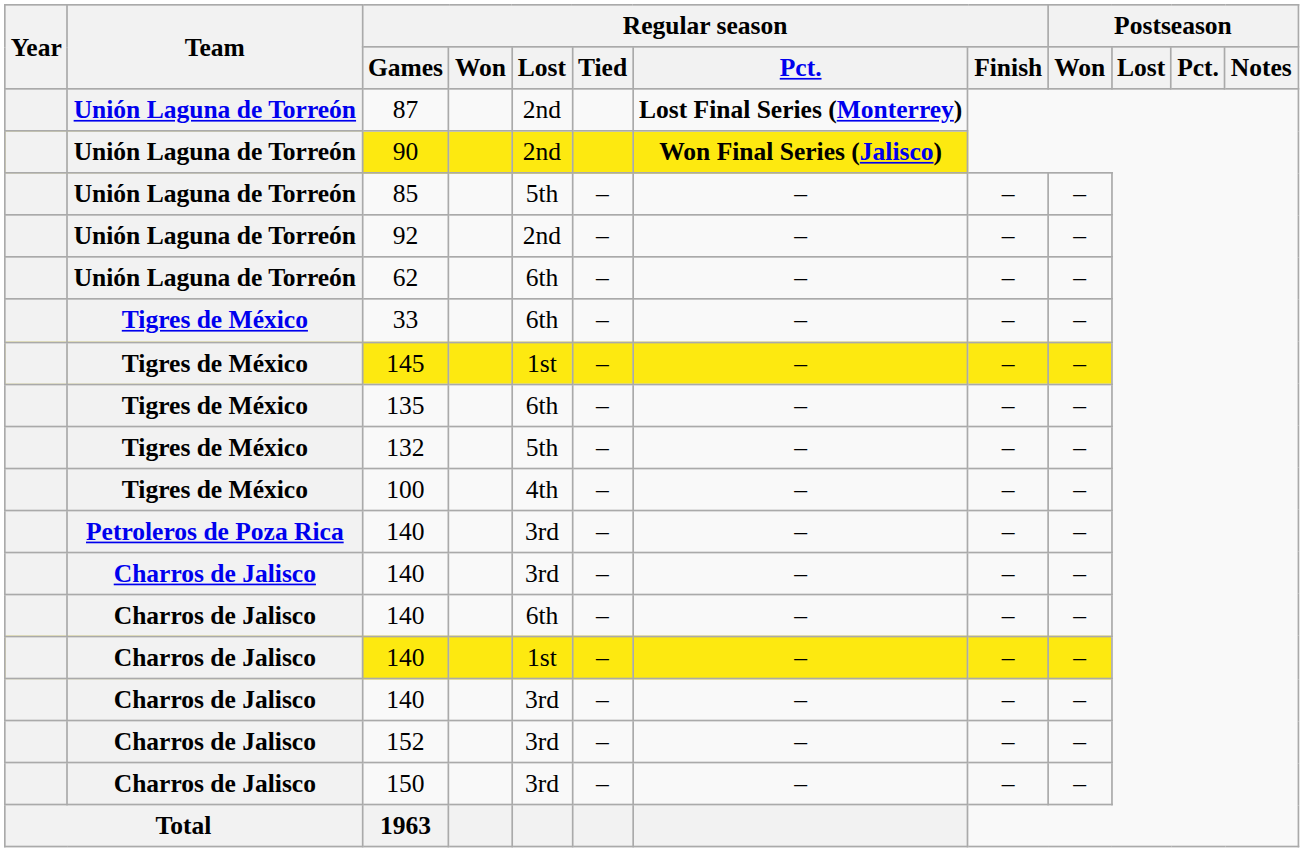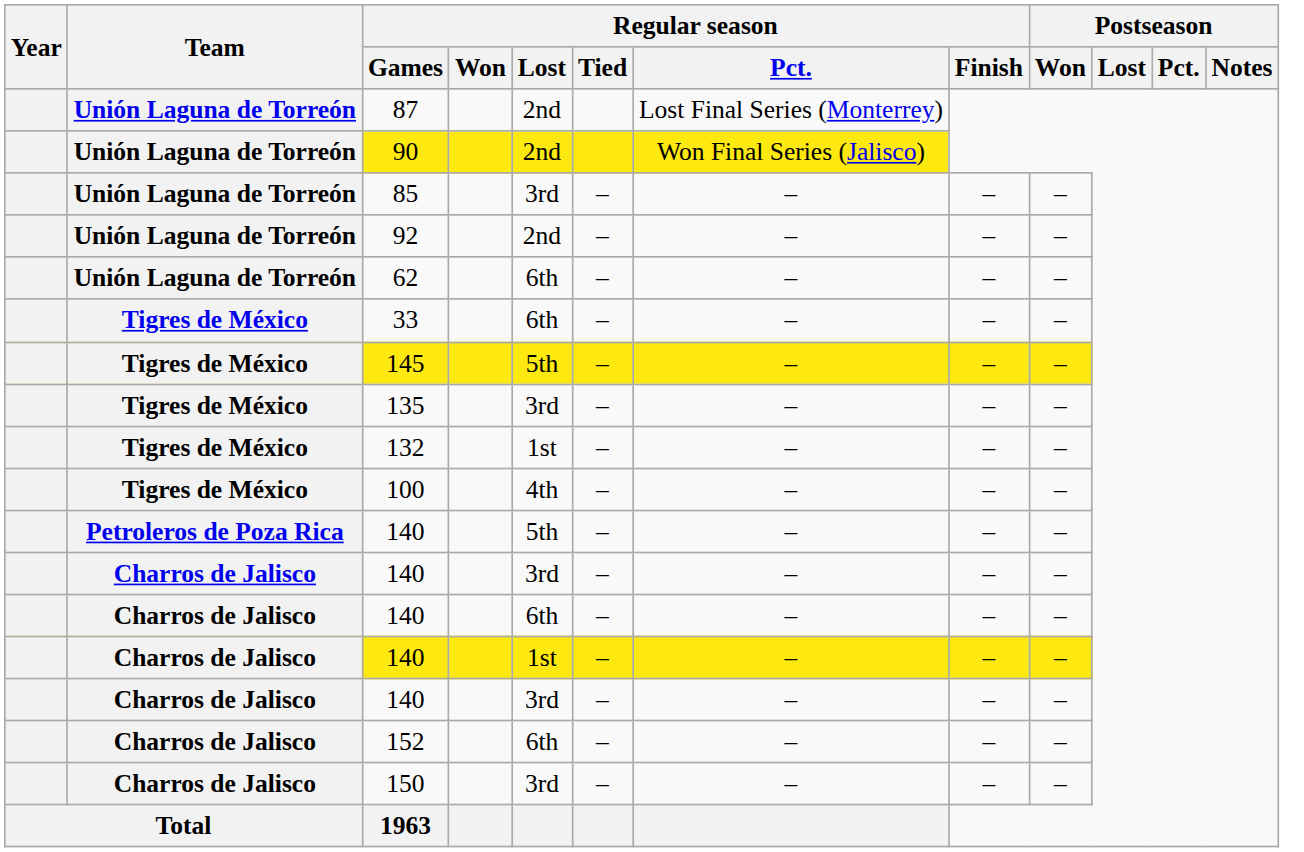(801, 109) bold -> (791, 109) normal
(801, 152) bold -> (791, 152) normal
(542, 194) 5th -> (542, 194) 3rd
(542, 362) 1st -> (542, 362) 5th
(542, 404) 6th -> (542, 404) 3rd
(542, 446) 5th -> (542, 446) 1st
(542, 530) 3rd -> (542, 530) 5th
(542, 741) 3rd -> (542, 741) 6th
